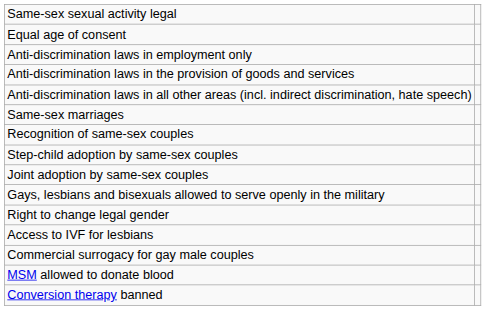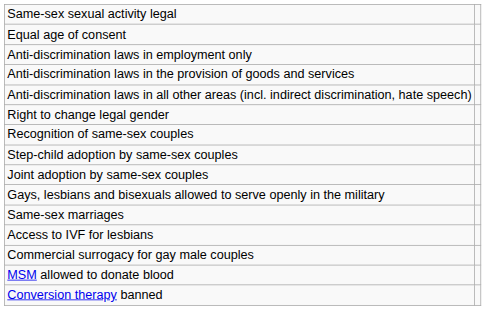rows swapped: (66, 114) <-> (88, 214)
